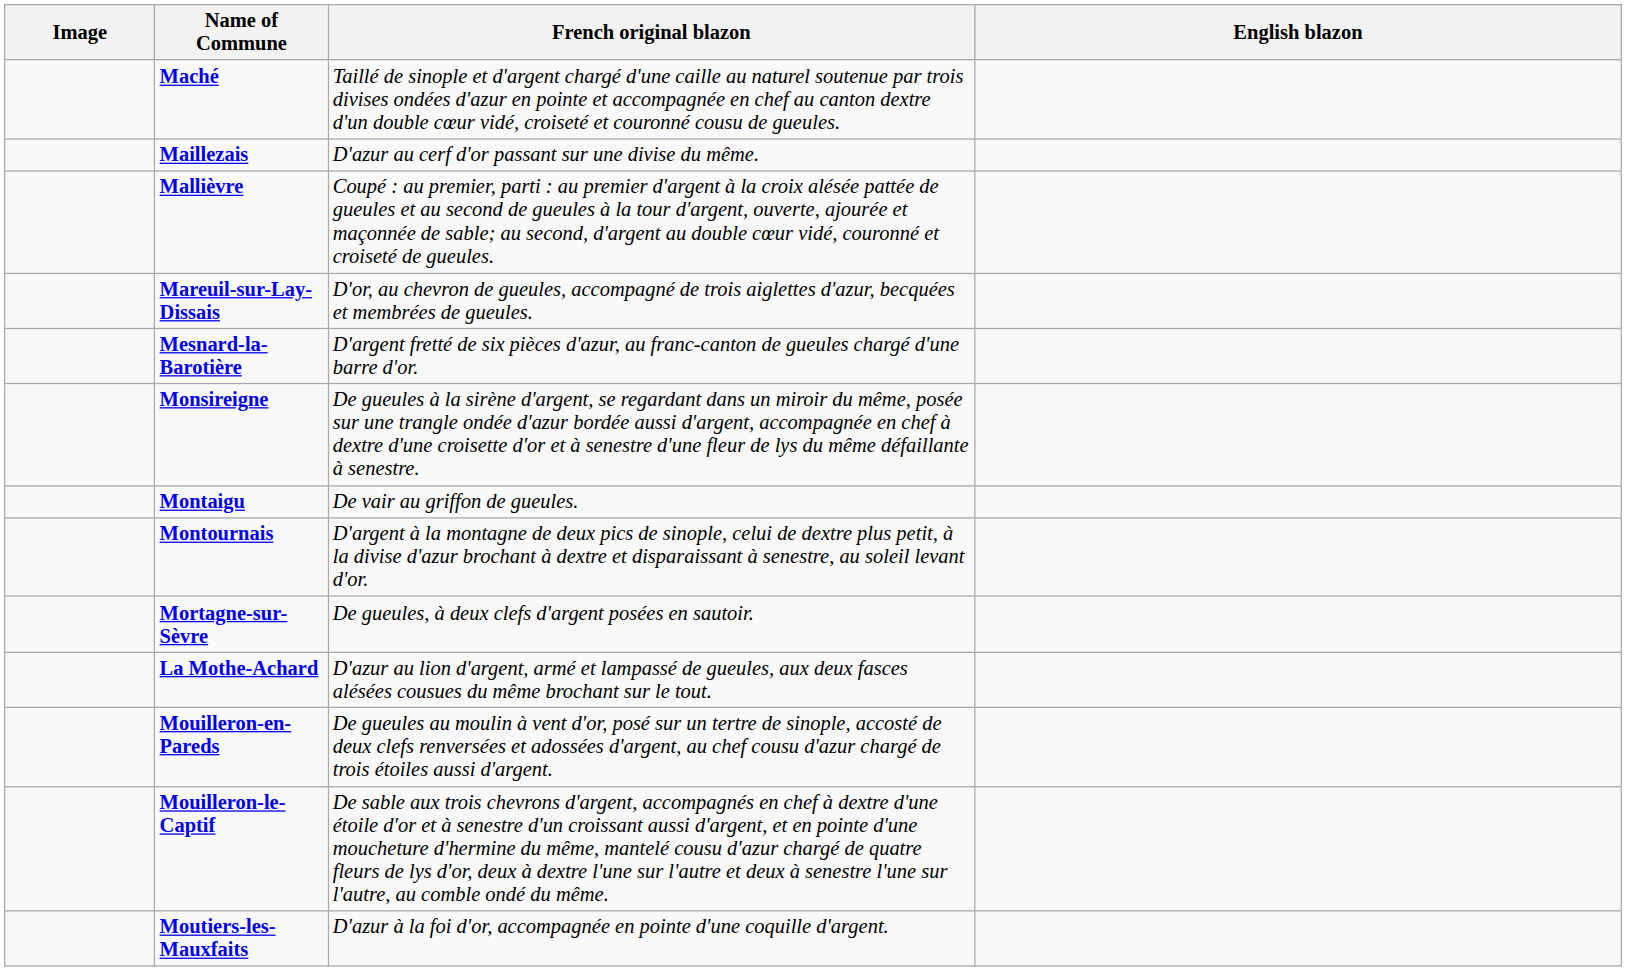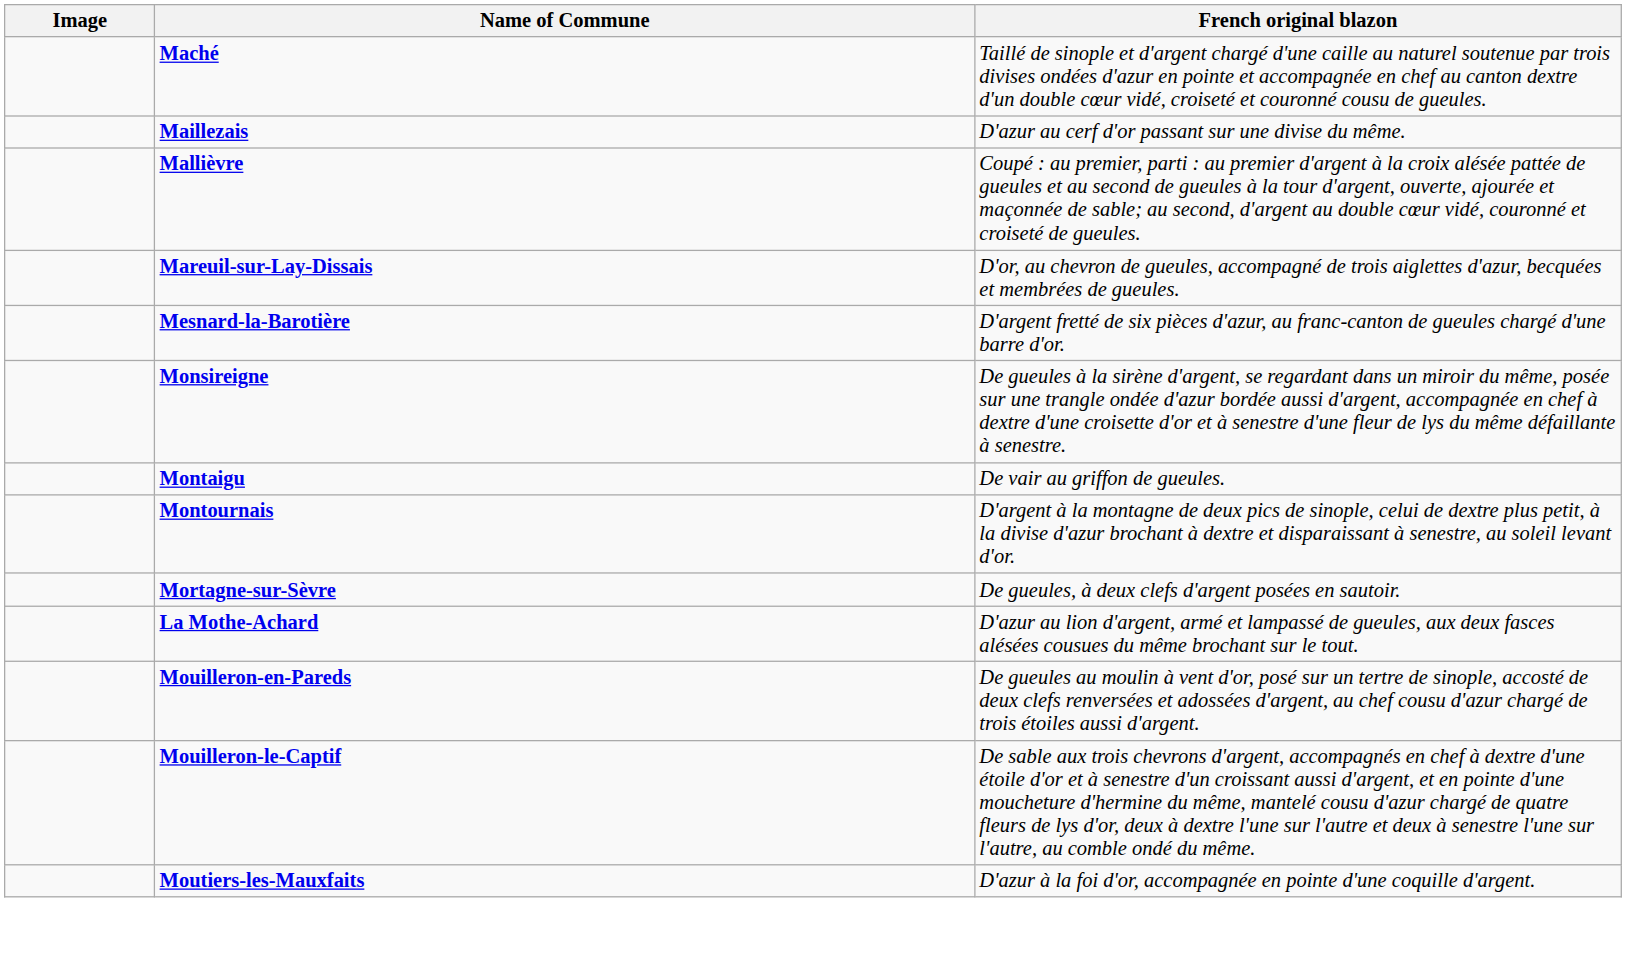- column: (1298, 32)
